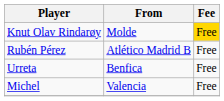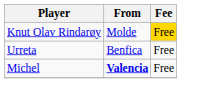- row: (36, 50)
(126, 86) normal -> (127, 68) bold
